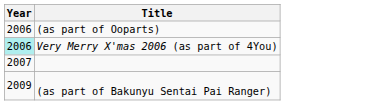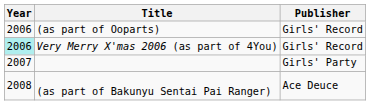+ column: (323, 13)
(19, 86) 2009 -> (19, 86) 2008
